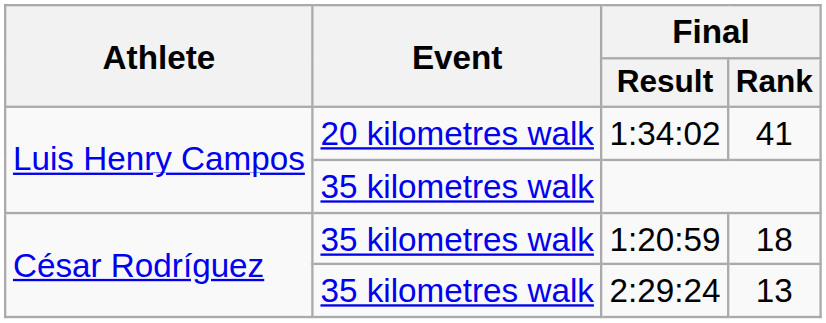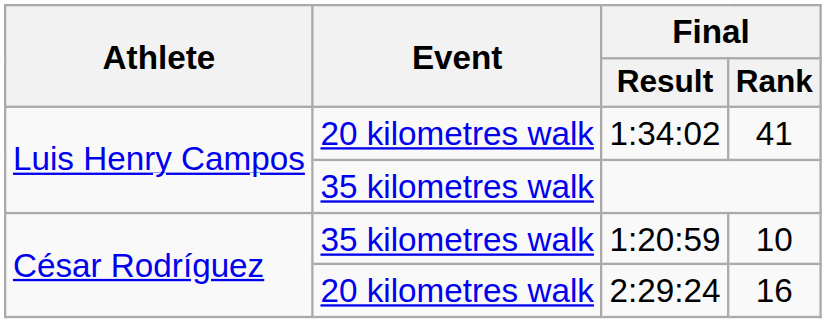(774, 239) 18 -> (774, 239) 10
(457, 292) 35 kilometres walk -> (457, 292) 20 kilometres walk
(774, 292) 13 -> (774, 292) 16
